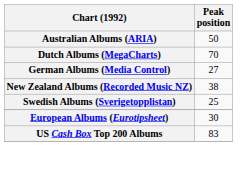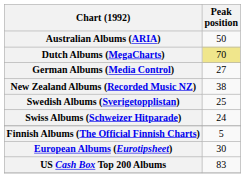(213, 54) no background -> (221, 54) khaki background
+ row: (103, 117)
+ row: (103, 133)
